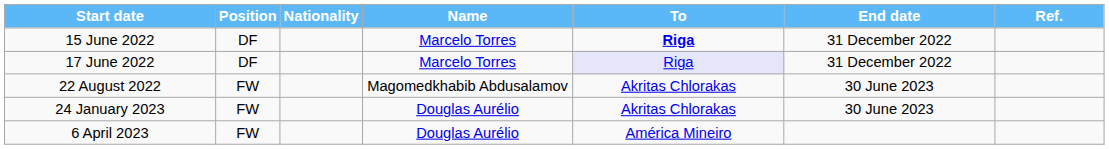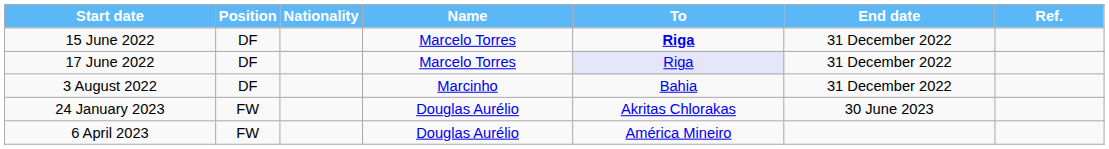+ row: (110, 86)
- row: (110, 86)
